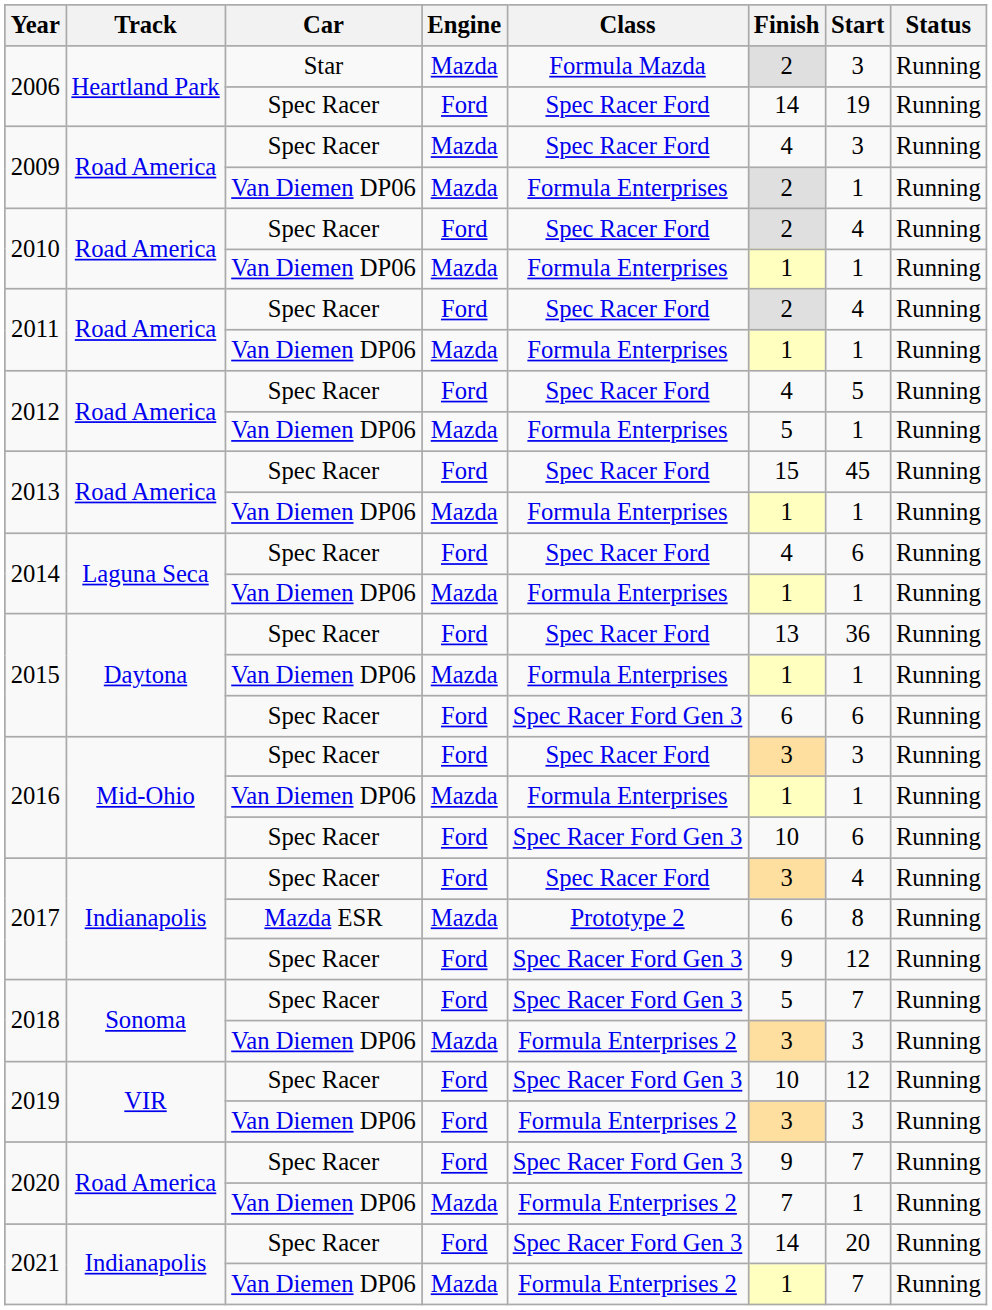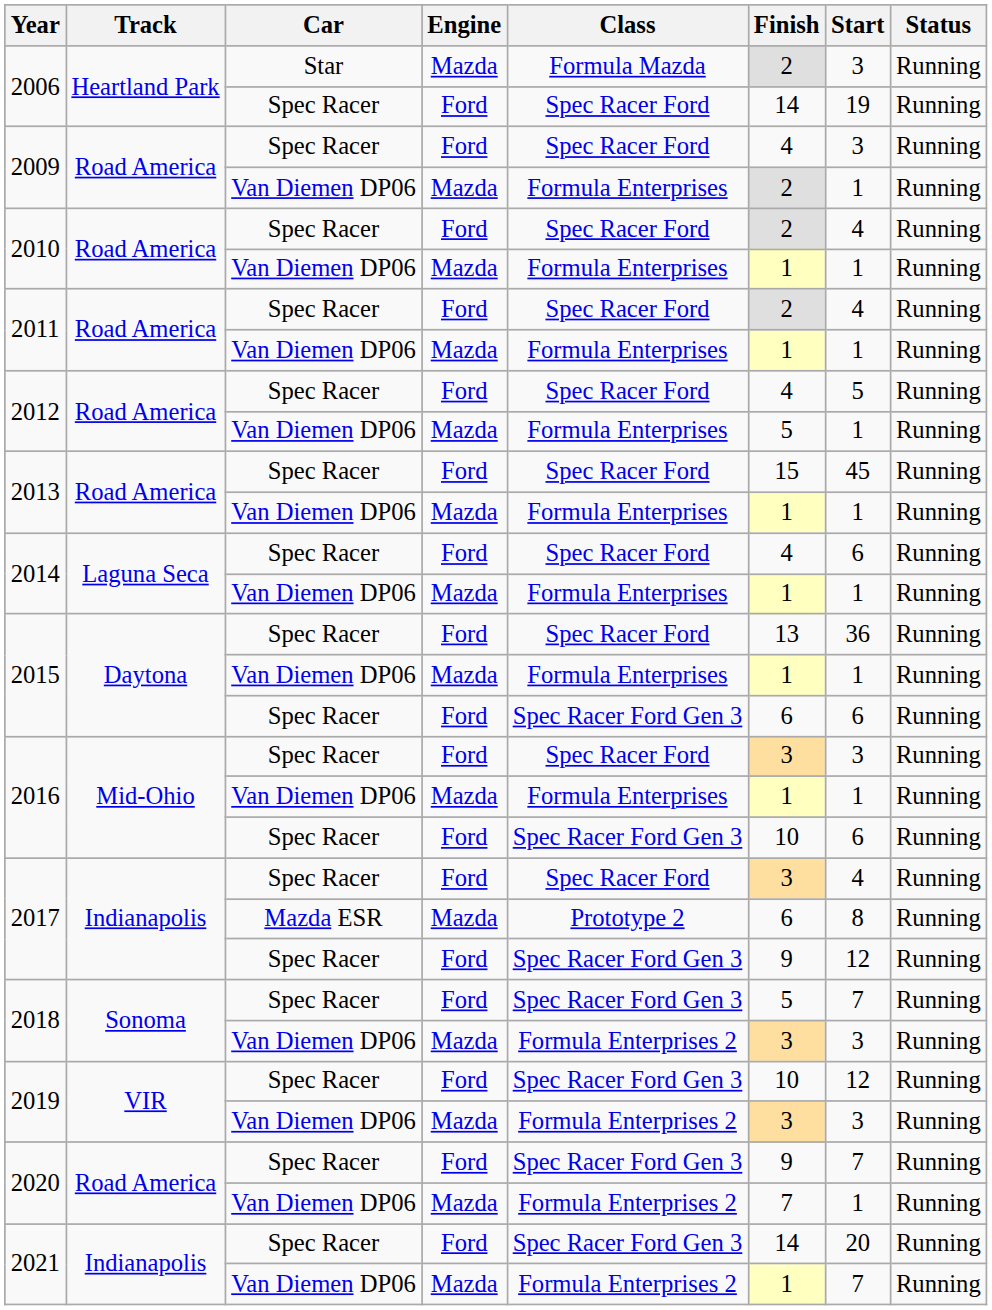(464, 147) Mazda -> (464, 147) Ford
(464, 1121) Ford -> (464, 1121) Mazda
